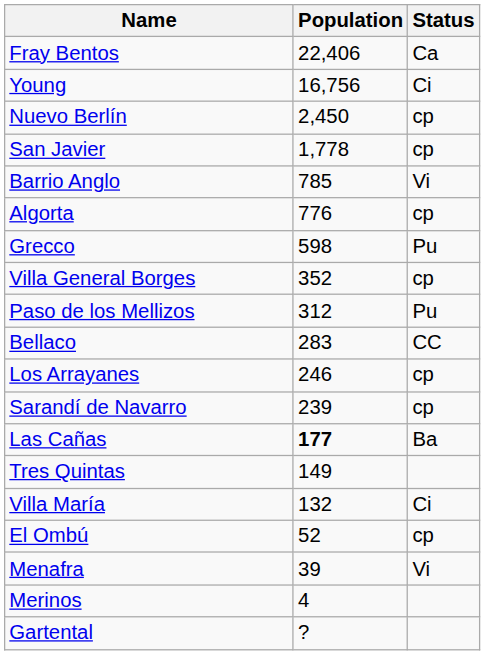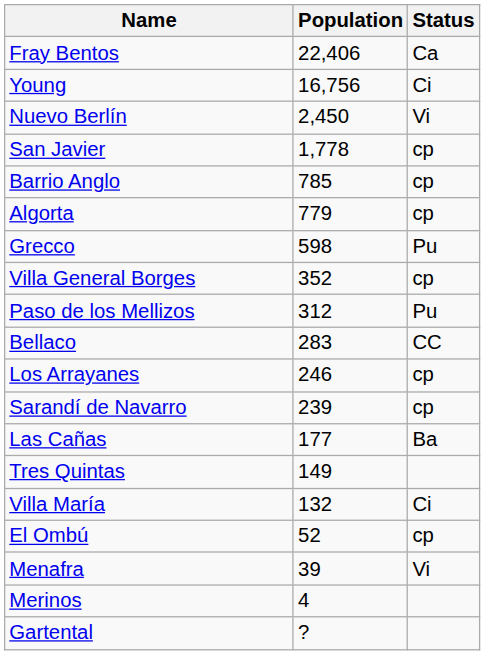(423, 117) cp -> (421, 117) Vi
(421, 181) Vi -> (423, 181) cp
(315, 213) 776 -> (315, 213) 779
(315, 439) bold -> (315, 439) normal
